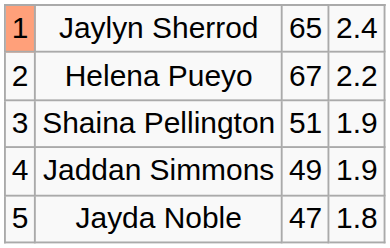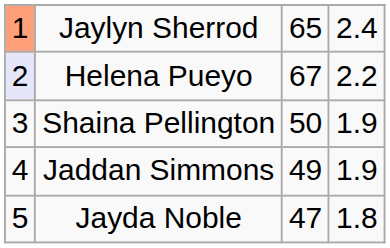(20, 75) no background -> (20, 75) lavender background
(306, 123) 51 -> (306, 123) 50
